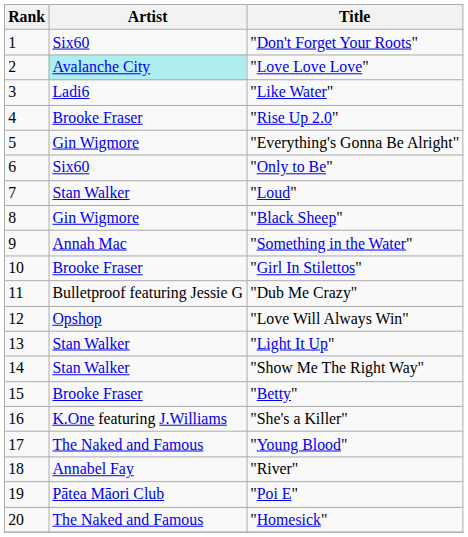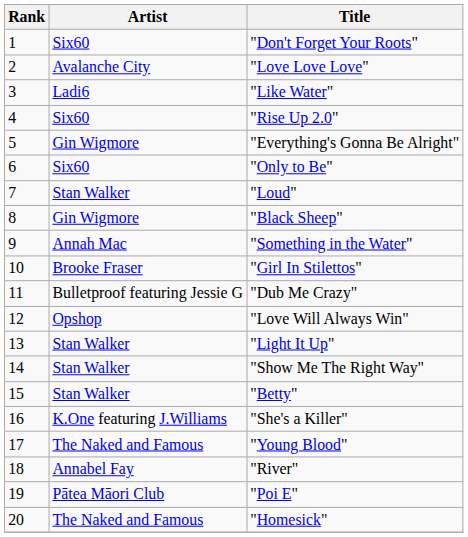(101, 67) paleturquoise background -> (101, 67) no background
(98, 117) Brooke Fraser -> (71, 117) Six60
(98, 393) Brooke Fraser -> (91, 393) Stan Walker
